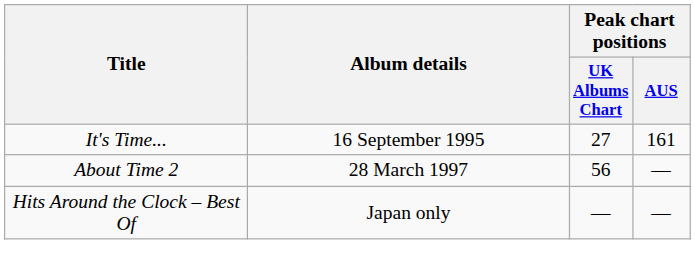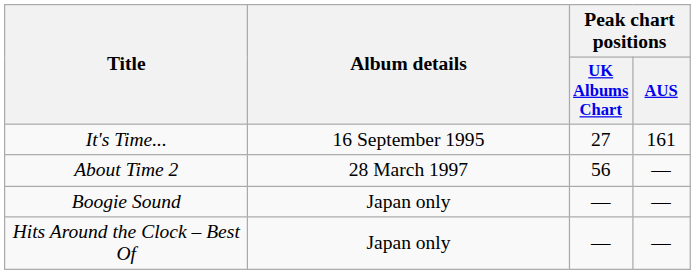+ row: (126, 201)
